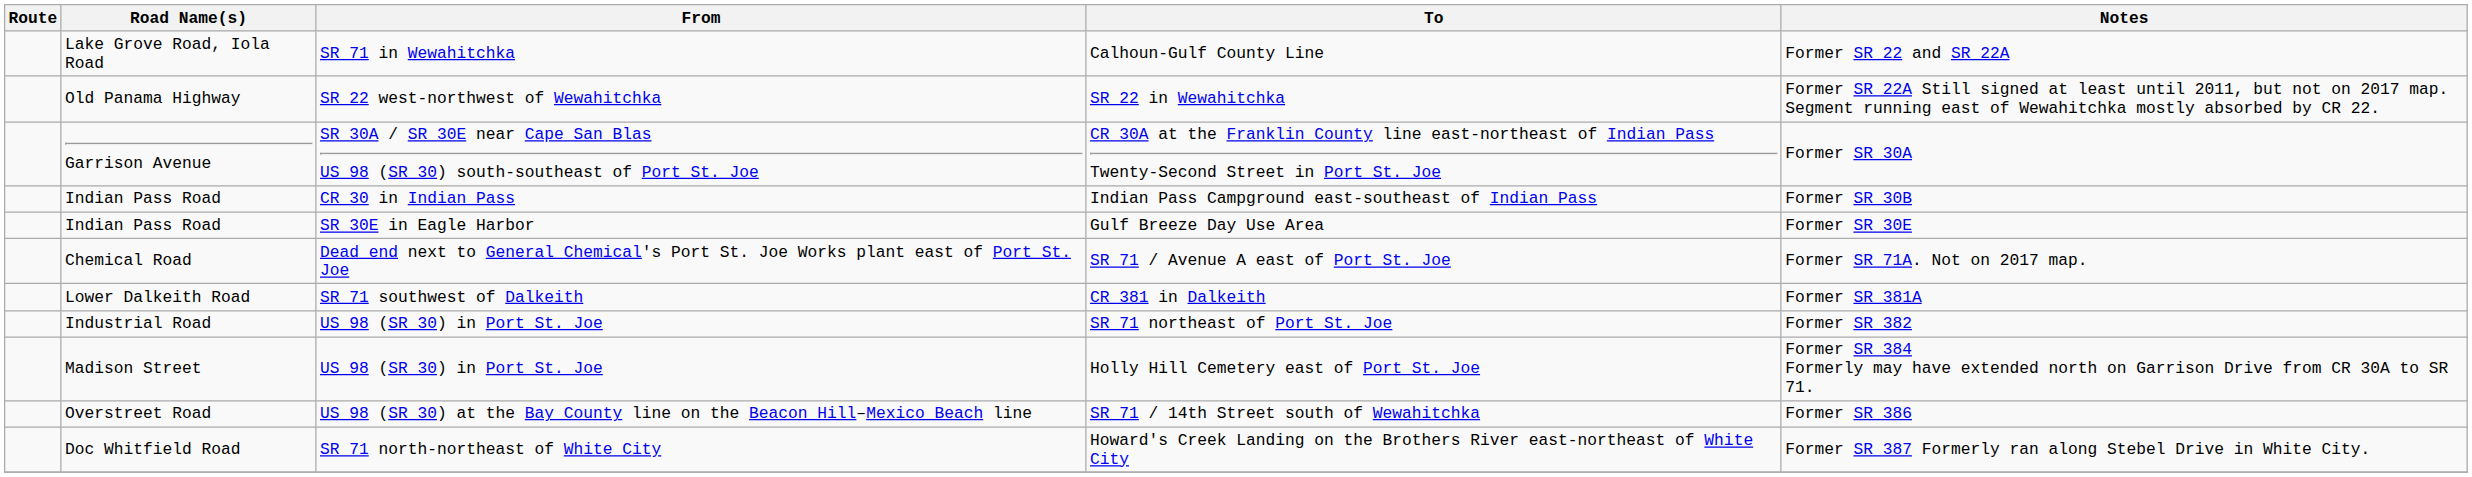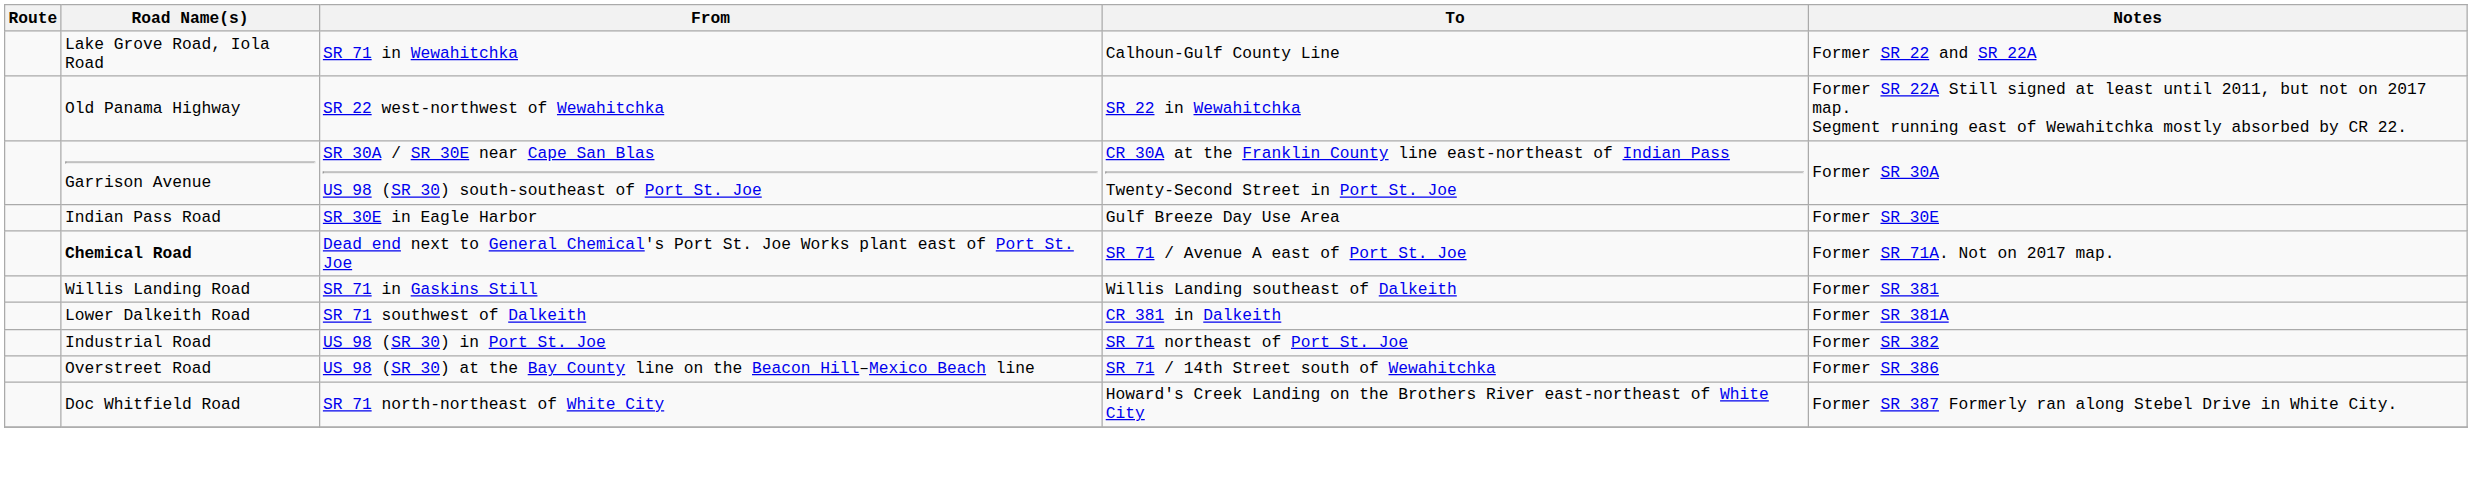- row: (1344, 199)
(128, 261) normal -> (128, 253) bold
+ row: (1281, 289)
- row: (1285, 369)
